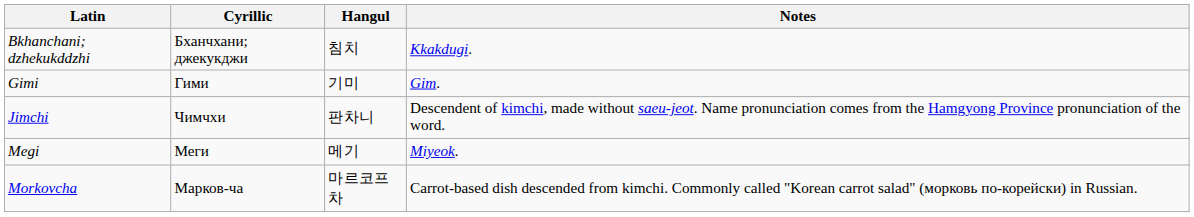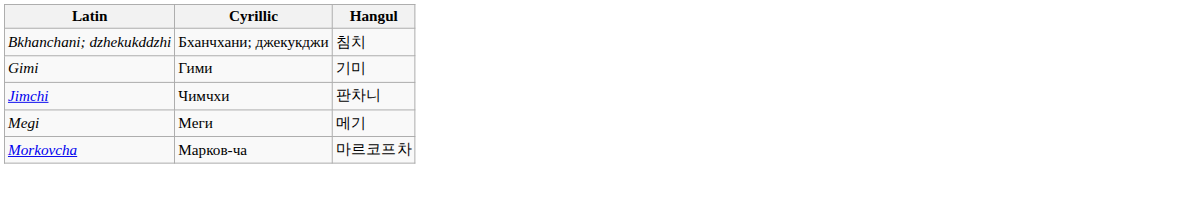- column: (798, 16)
